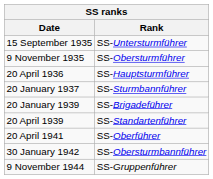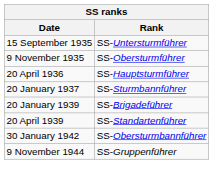- row: (35, 136)
